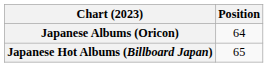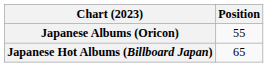(239, 33) 64 -> (239, 33) 55
